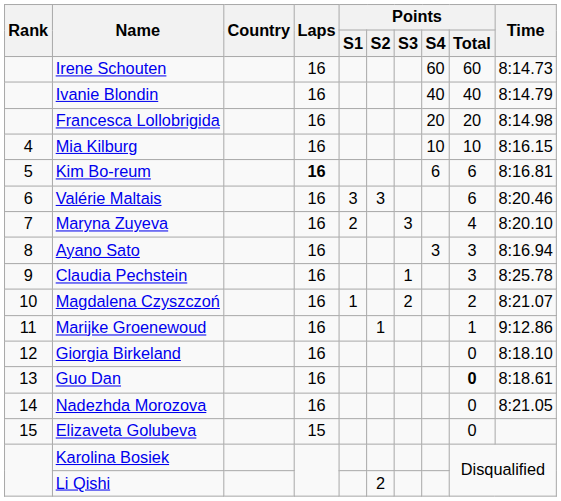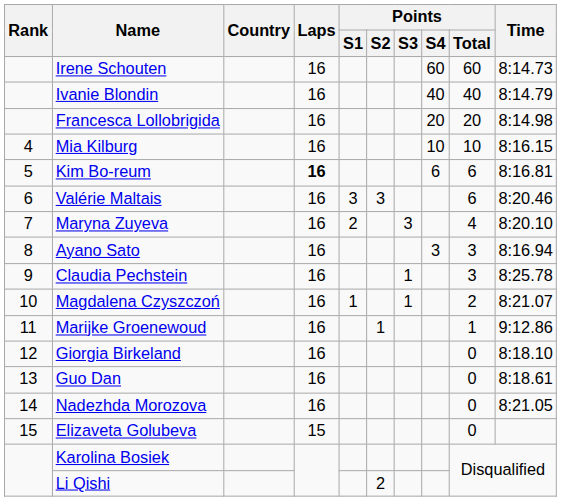(408, 302) 2 -> (408, 302) 1
(472, 379) bold -> (472, 379) normal
